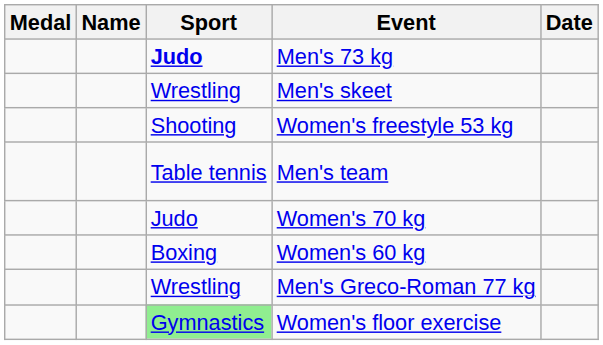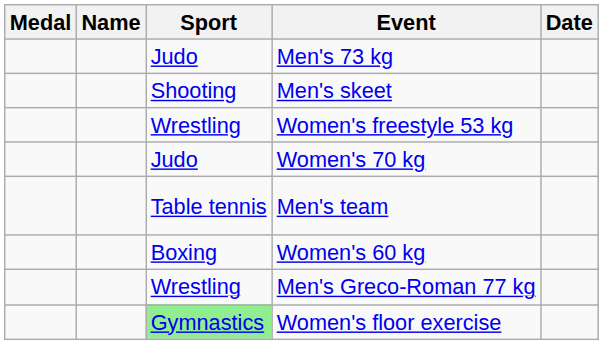(177, 57) bold -> (174, 57) normal
(196, 91) Wrestling -> (194, 91) Shooting
(194, 125) Shooting -> (196, 125) Wrestling
rows swapped: (332, 172) <-> (351, 218)
